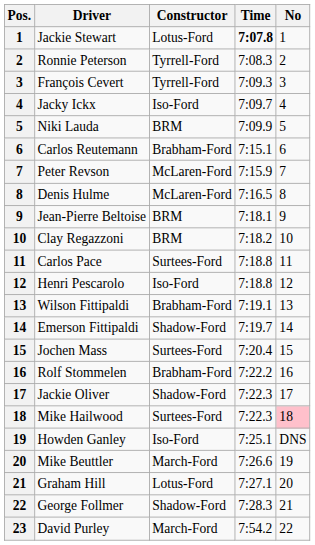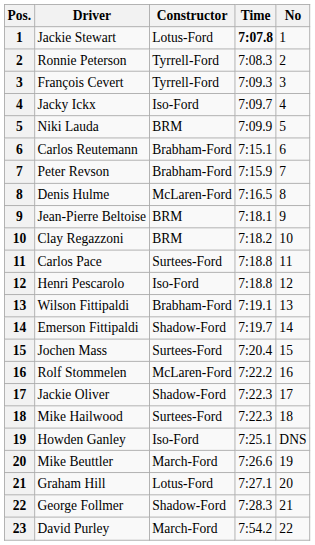(192, 171) McLaren-Ford -> (192, 171) Brabham-Ford
(192, 372) Brabham-Ford -> (192, 372) McLaren-Ford
(286, 417) pink background -> (286, 417) no background
